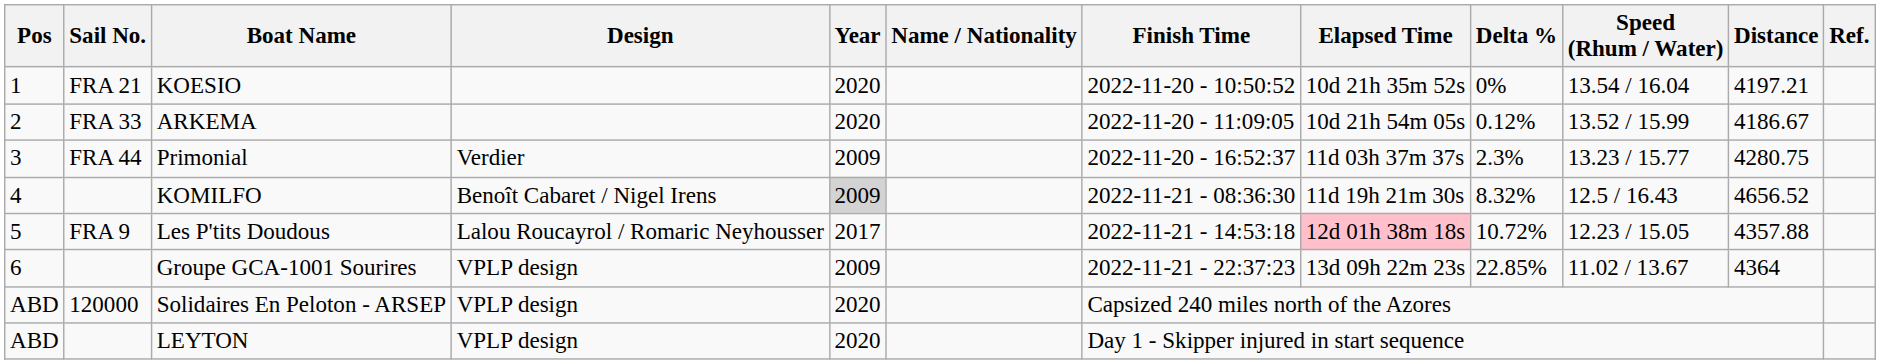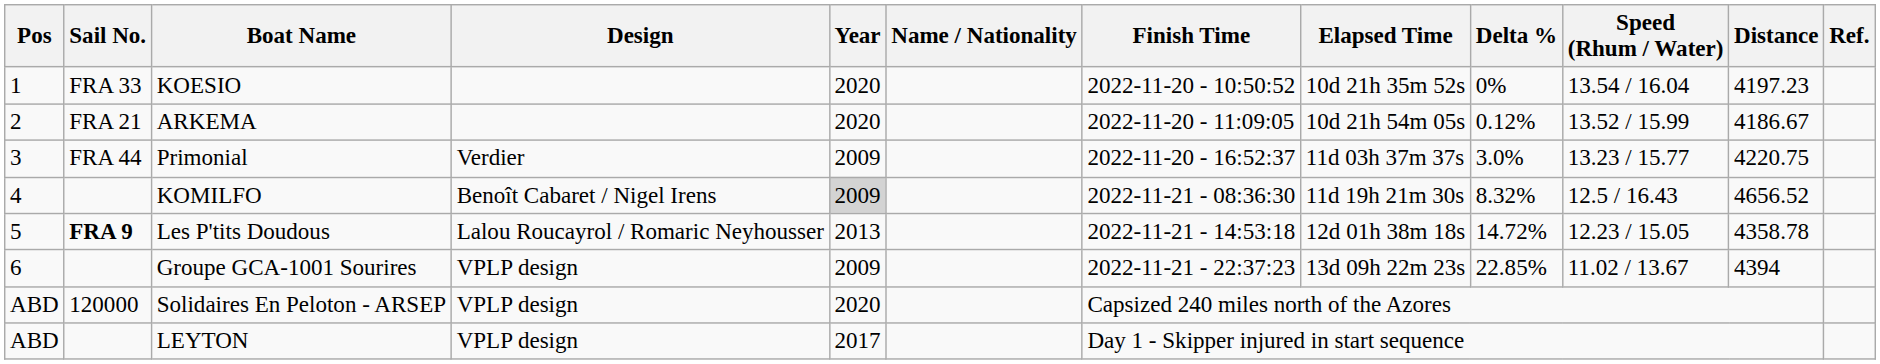(105, 85) FRA 21 -> (105, 85) FRA 33
(1771, 85) 4197.21 -> (1771, 85) 4197.23
(105, 121) FRA 33 -> (105, 121) FRA 21
(1500, 158) 2.3% -> (1500, 158) 3.0%
(1771, 158) 4280.75 -> (1771, 158) 4220.75
(100, 231) normal -> (101, 231) bold
(858, 231) 2017 -> (858, 231) 2013
(1386, 231) pink background -> (1386, 231) no background
(1511, 231) 10.72% -> (1511, 231) 14.72%
(1771, 231) 4357.88 -> (1771, 231) 4358.78
(1757, 267) 4364 -> (1757, 267) 4394
(858, 341) 2020 -> (858, 341) 2017
